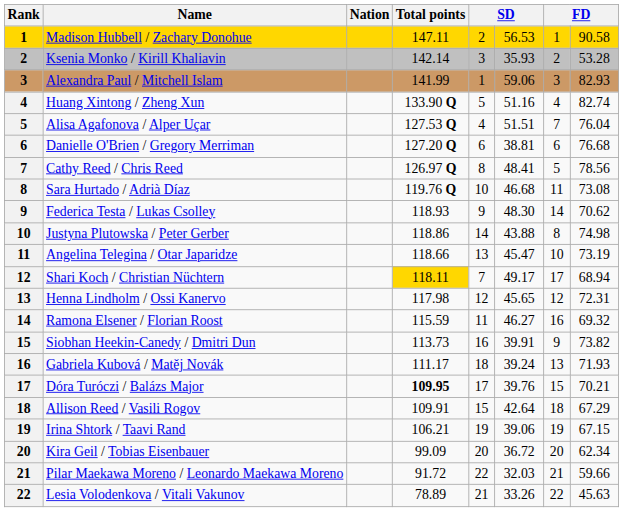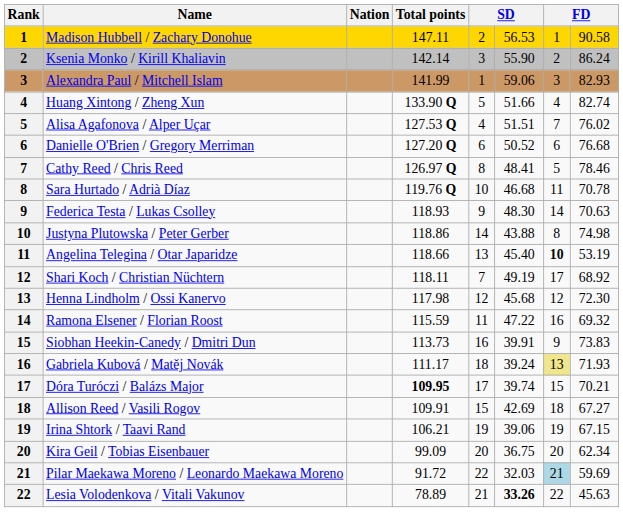(519, 59) 35.93 -> (519, 59) 55.90
(594, 59) 53.28 -> (594, 59) 86.24
(519, 102) 51.16 -> (519, 102) 51.66
(594, 124) 76.04 -> (594, 124) 76.02
(519, 146) 38.81 -> (519, 146) 50.52
(594, 168) 78.56 -> (594, 168) 78.46
(594, 189) 73.08 -> (594, 189) 70.78
(594, 211) 70.62 -> (594, 211) 70.63
(519, 255) 45.47 -> (519, 255) 45.40
(557, 255) normal -> (557, 255) bold
(594, 255) 73.19 -> (594, 255) 53.19
(431, 277) gold background -> (431, 277) no background
(519, 277) 49.17 -> (519, 277) 49.19
(594, 277) 68.94 -> (594, 277) 68.92
(519, 299) 45.65 -> (519, 299) 45.68
(594, 299) 72.31 -> (594, 299) 72.30
(519, 320) 46.27 -> (519, 320) 47.22
(594, 342) 73.82 -> (594, 342) 73.83
(557, 364) no background -> (557, 364) khaki background
(519, 386) 39.76 -> (519, 386) 39.74
(519, 408) 42.64 -> (519, 408) 42.69
(594, 408) 67.29 -> (594, 408) 67.27
(519, 451) 36.72 -> (519, 451) 36.75
(557, 473) no background -> (557, 473) lightblue background
(594, 473) 59.66 -> (594, 473) 59.69
(519, 495) normal -> (519, 495) bold
